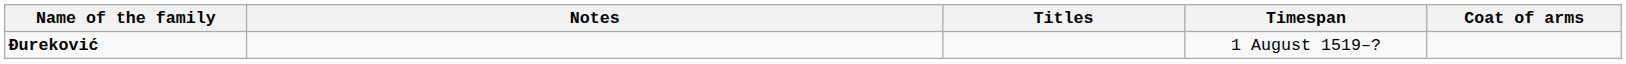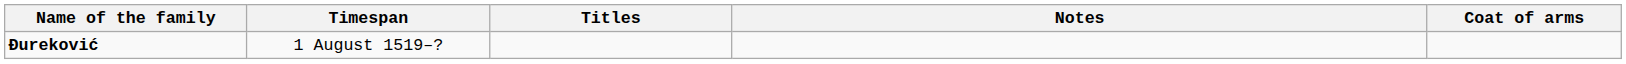columns swapped: (1306, 18) <-> (595, 18)
